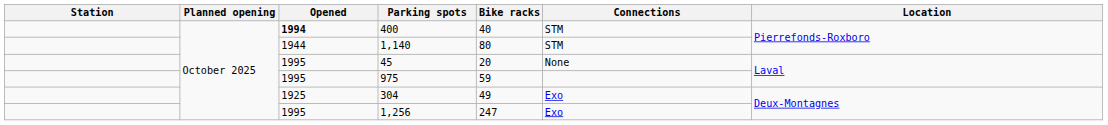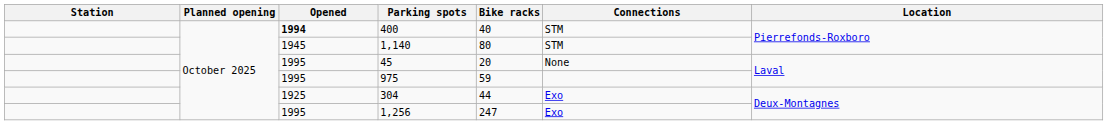(294, 46) 1944 -> (294, 46) 1945
(485, 95) 49 -> (485, 95) 44
